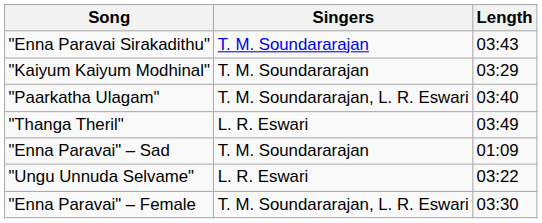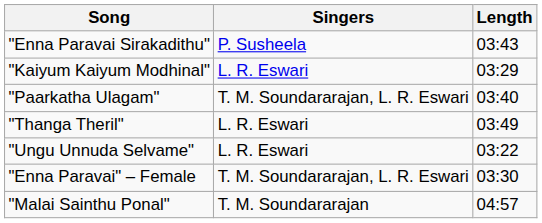(293, 44) T. M. Soundararajan -> (262, 44) P. Susheela
(293, 71) T. M. Soundararajan -> (263, 71) L. R. Eswari
- row: (89, 151)
+ row: (89, 204)
